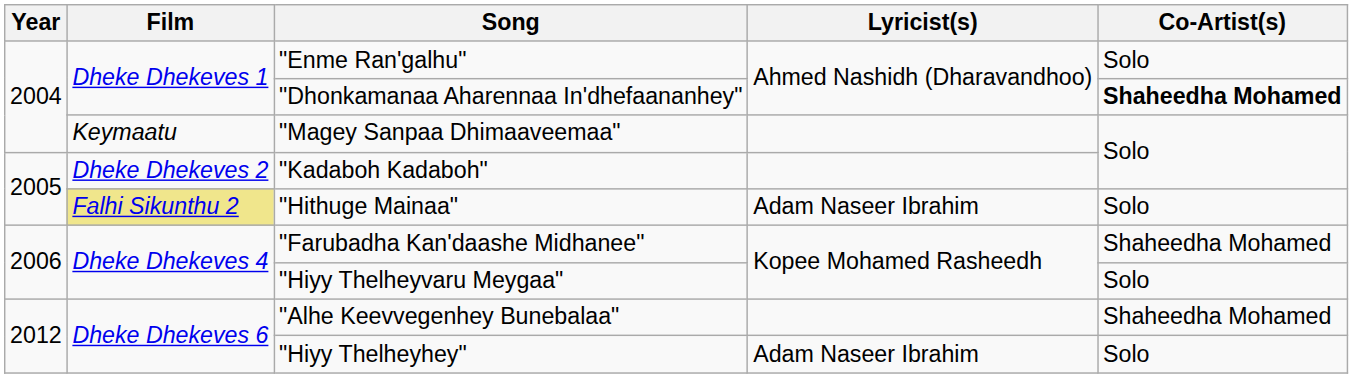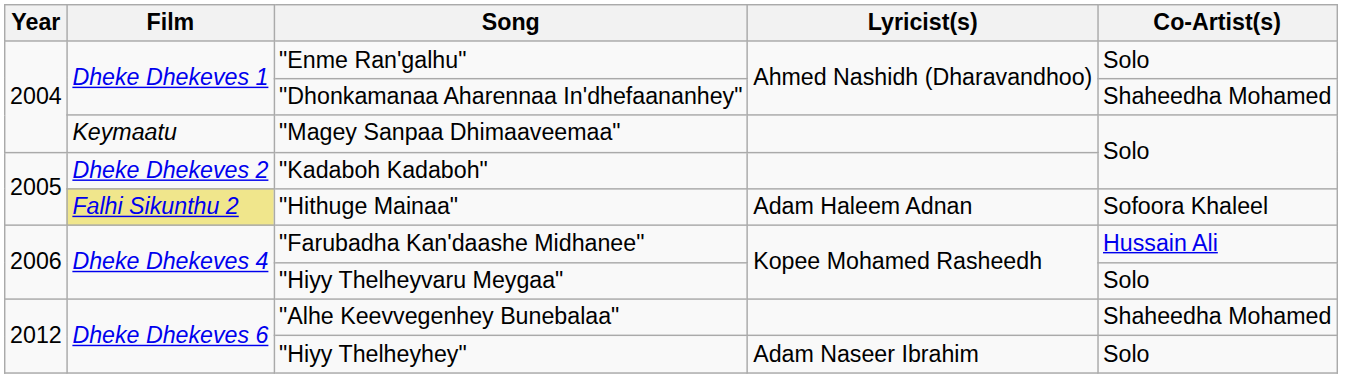(1222, 96) bold -> (1217, 96) normal
(866, 206) Adam Naseer Ibrahim -> (863, 206) Adam Haleem Adnan
(1126, 206) Solo -> (1186, 206) Sofoora Khaleel
(1217, 243) Shaheedha Mohamed -> (1160, 243) Hussain Ali
